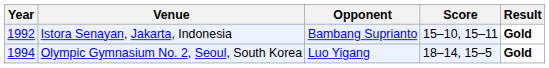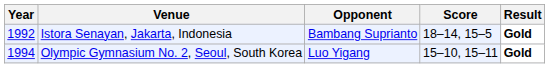(460, 34) 15–10, 15–11 -> (458, 34) 18–14, 15–5
(458, 54) 18–14, 15–5 -> (460, 54) 15–10, 15–11
